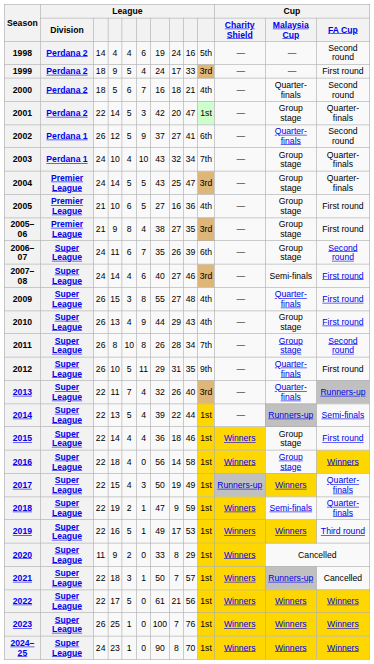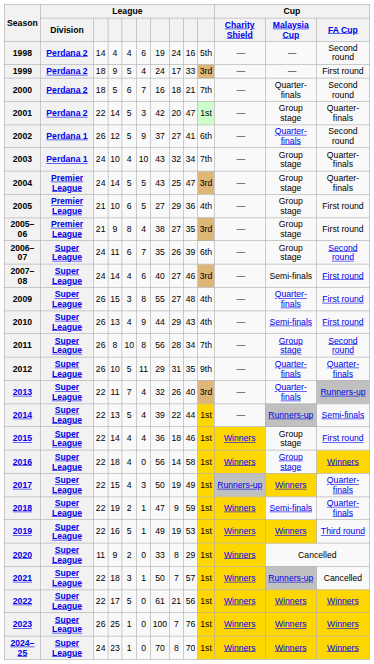(206, 90) 4th -> (206, 90) 7th
(176, 206) 16 -> (176, 206) 29
(291, 323) Group stage -> (291, 323) Semi-finals
(160, 346) 26 -> (160, 346) 56
(343, 369) First round -> (343, 369) Quarter-finals
(176, 532) 17 -> (176, 532) 19
(160, 648) 90 -> (160, 648) 70
